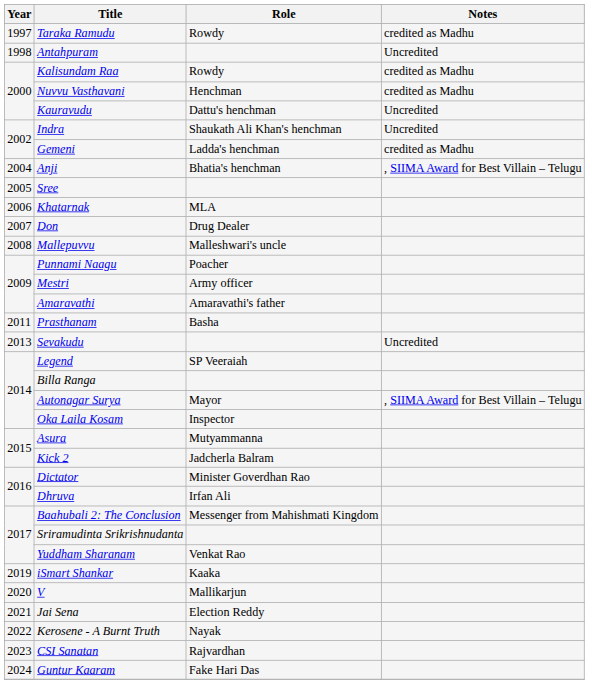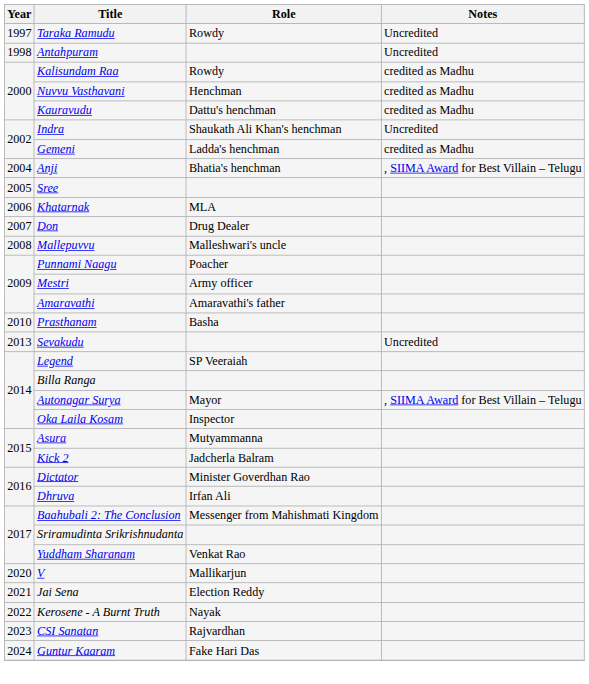(429, 33) credited as Madhu -> (411, 33) Uncredited
(411, 110) Uncredited -> (429, 110) credited as Madhu
(19, 322) 2011 -> (19, 322) 2010
- row: (75, 573)
